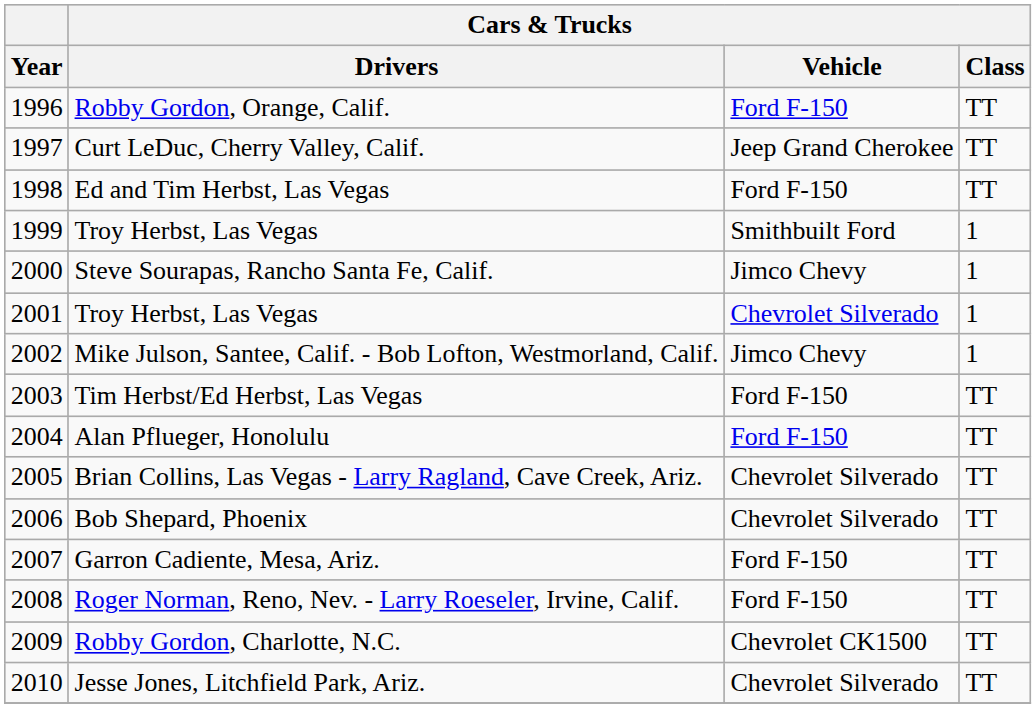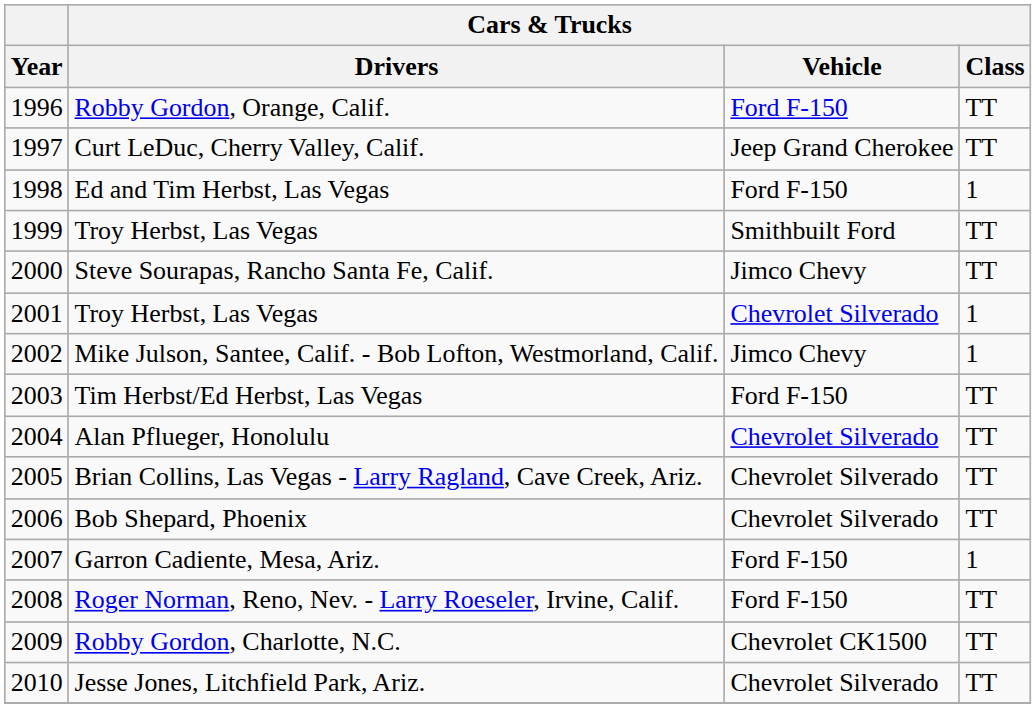(981, 189) TT -> (972, 189) 1
(972, 230) 1 -> (981, 230) TT
(972, 271) 1 -> (981, 271) TT
(789, 436) Ford F-150 -> (834, 436) Chevrolet Silverado
(981, 559) TT -> (972, 559) 1
